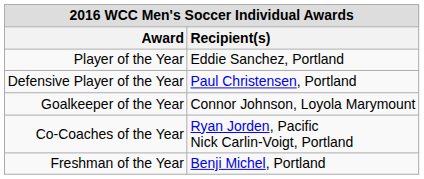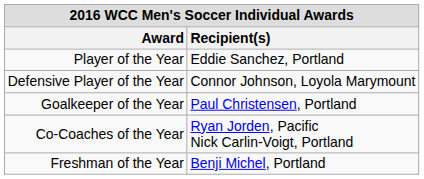(274, 82) Paul Christensen, Portland -> (303, 82) Connor Johnson, Loyola Marymount
(303, 104) Connor Johnson, Loyola Marymount -> (274, 104) Paul Christensen, Portland
